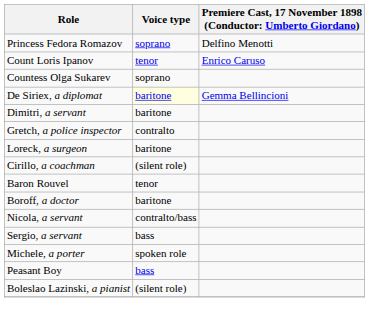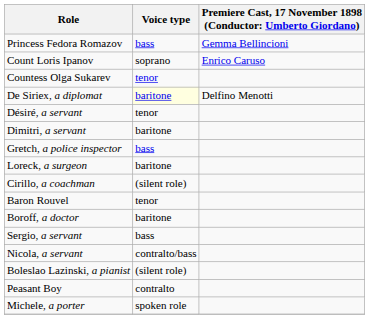(153, 43) soprano -> (145, 43) bass
(237, 43) Delfino Menotti -> (245, 43) Gemma Bellincioni
(147, 60) tenor -> (153, 60) soprano
(153, 78) soprano -> (147, 78) tenor
(245, 95) Gemma Bellincioni -> (237, 95) Delfino Menotti
+ row: (44, 113)
(155, 130) contralto -> (145, 148) bass
rows swapped: (44, 235) <-> (45, 218)
rows swapped: (46, 253) <-> (69, 288)
(145, 270) bass -> (155, 288) contralto
